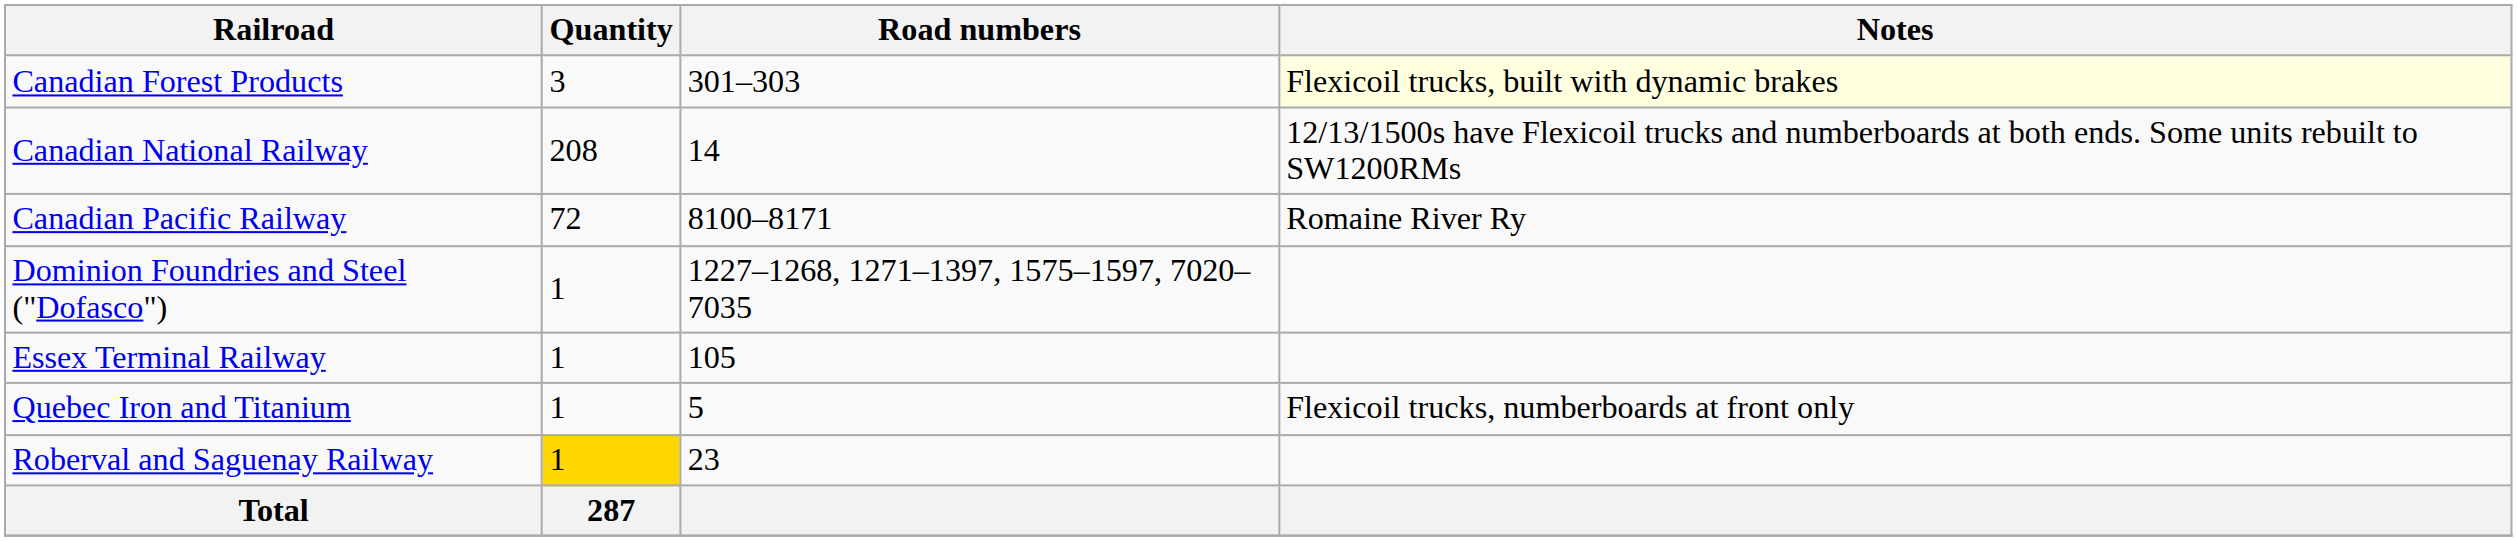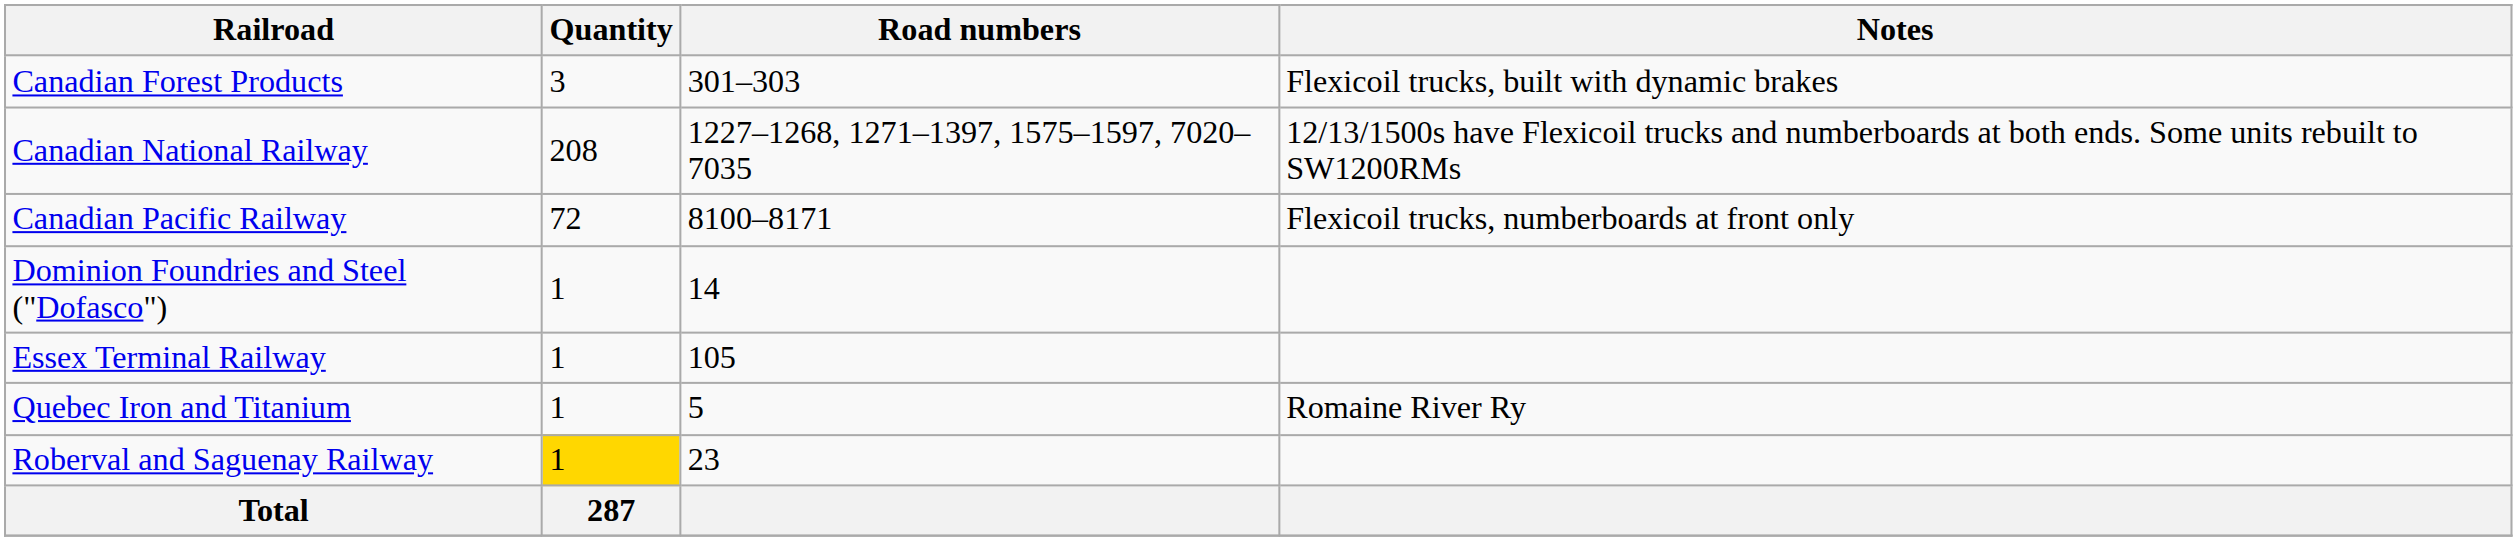(1562, 81) lightyellow background -> (1562, 81) no background
(704, 150) 14 -> (969, 150) 1227–1268, 1271–1397, 1575–1597, 7020–7035
(1406, 219) Romaine River Ry -> (1570, 219) Flexicoil trucks, numberboards at front only
(969, 288) 1227–1268, 1271–1397, 1575–1597, 7020–7035 -> (704, 288) 14
(1570, 408) Flexicoil trucks, numberboards at front only -> (1406, 408) Romaine River Ry
